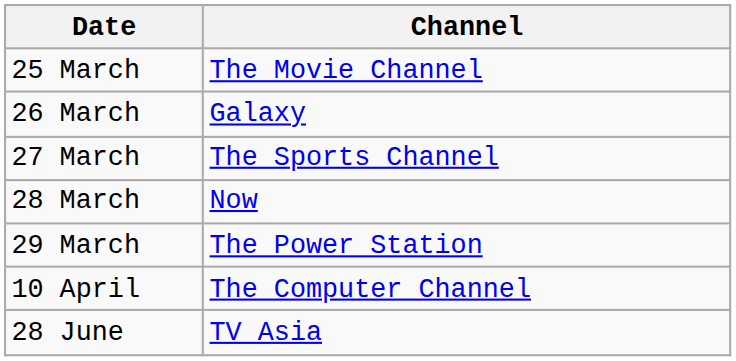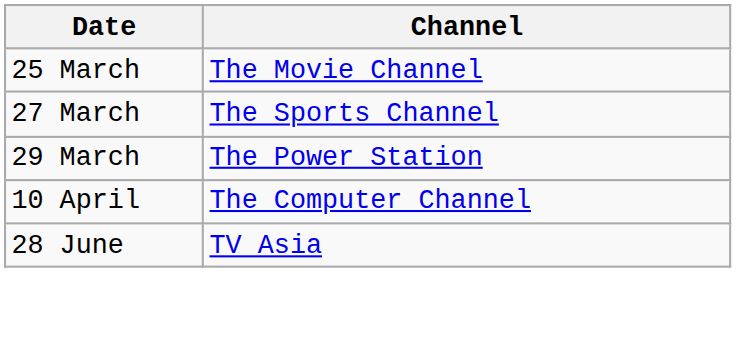- row: (76, 114)
- row: (76, 201)
